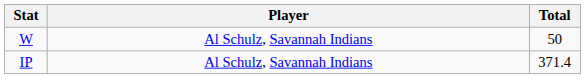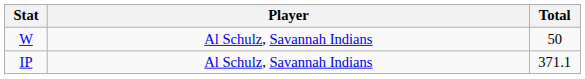(555, 62) 371.4 -> (555, 62) 371.1
